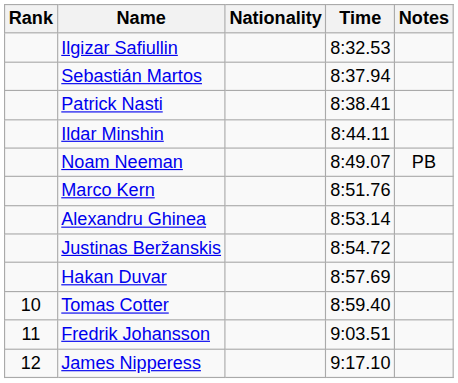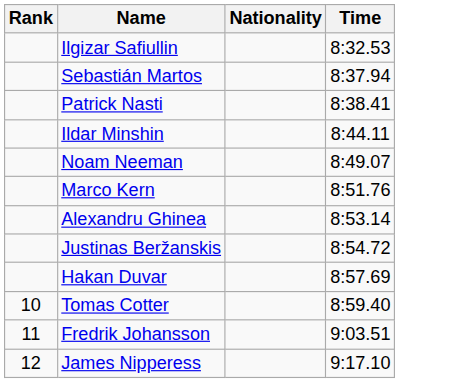- column: (424, 18)
